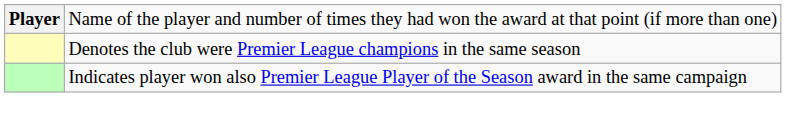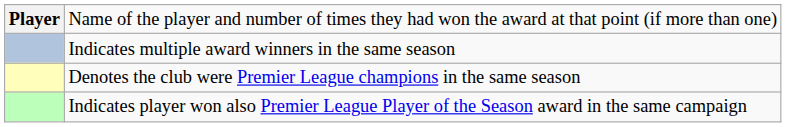+ row: (262, 48)
